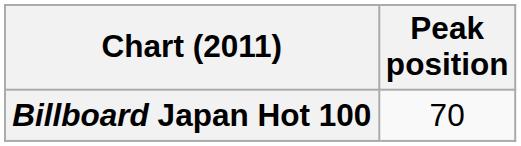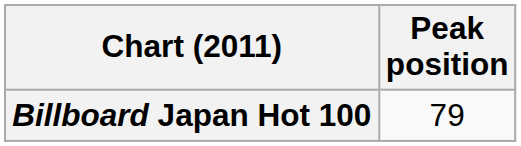(447, 114) 70 -> (447, 114) 79
